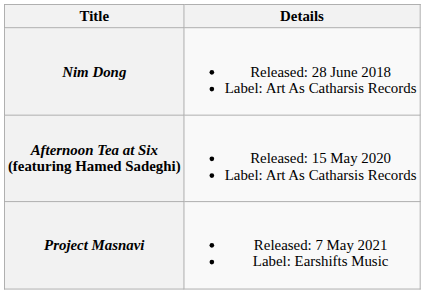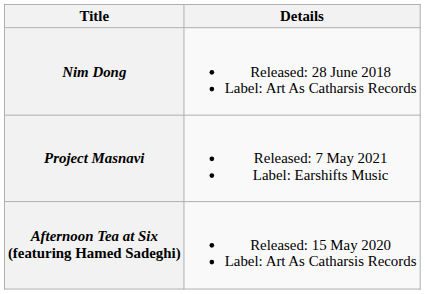rows swapped: (94, 158) <-> (94, 245)
